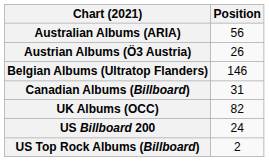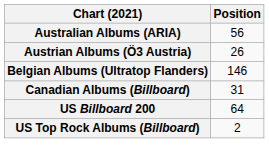- row: (108, 109)
(237, 128) 24 -> (237, 109) 64
